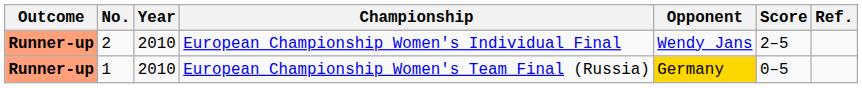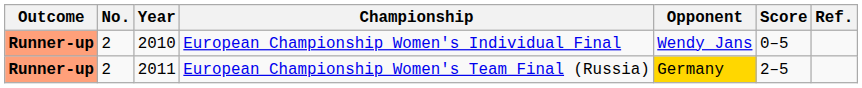(774, 43) 2–5 -> (774, 43) 0–5
(106, 69) 1 -> (106, 69) 2
(157, 69) 2010 -> (157, 69) 2011
(774, 69) 0–5 -> (774, 69) 2–5
